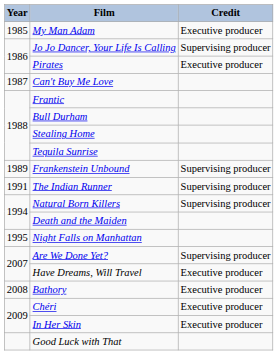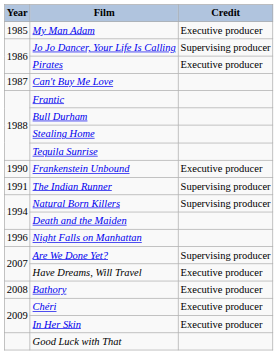(17, 168) 1989 -> (17, 168) 1990
(226, 168) Supervising producer -> (222, 168) Executive producer
(17, 238) 1995 -> (17, 238) 1996
